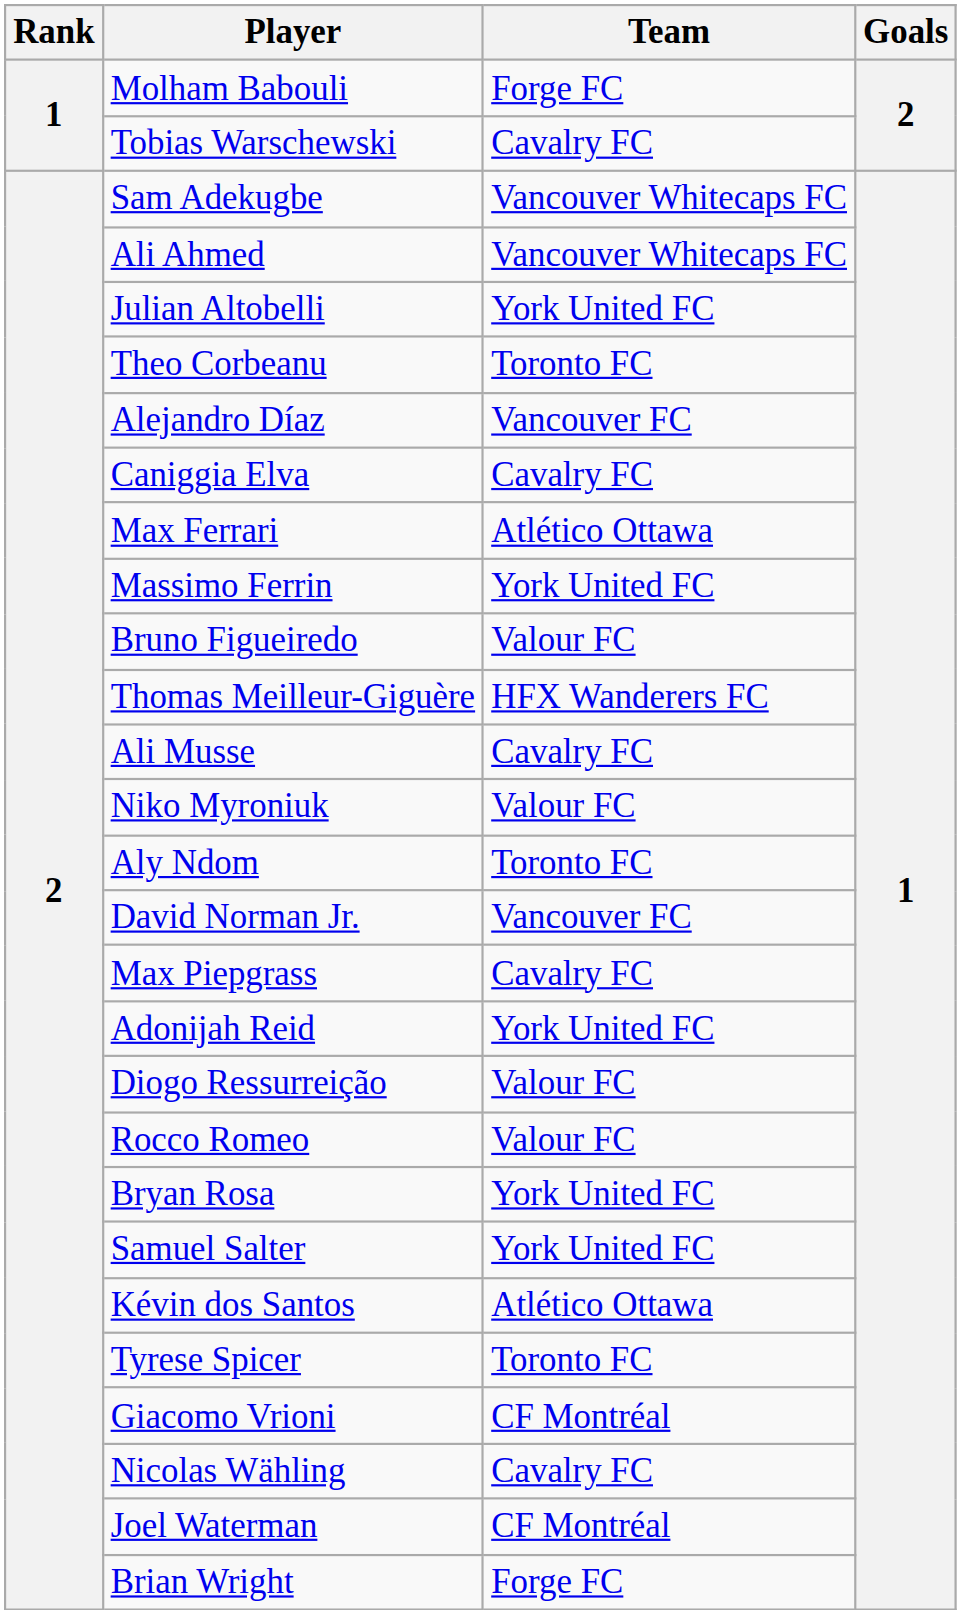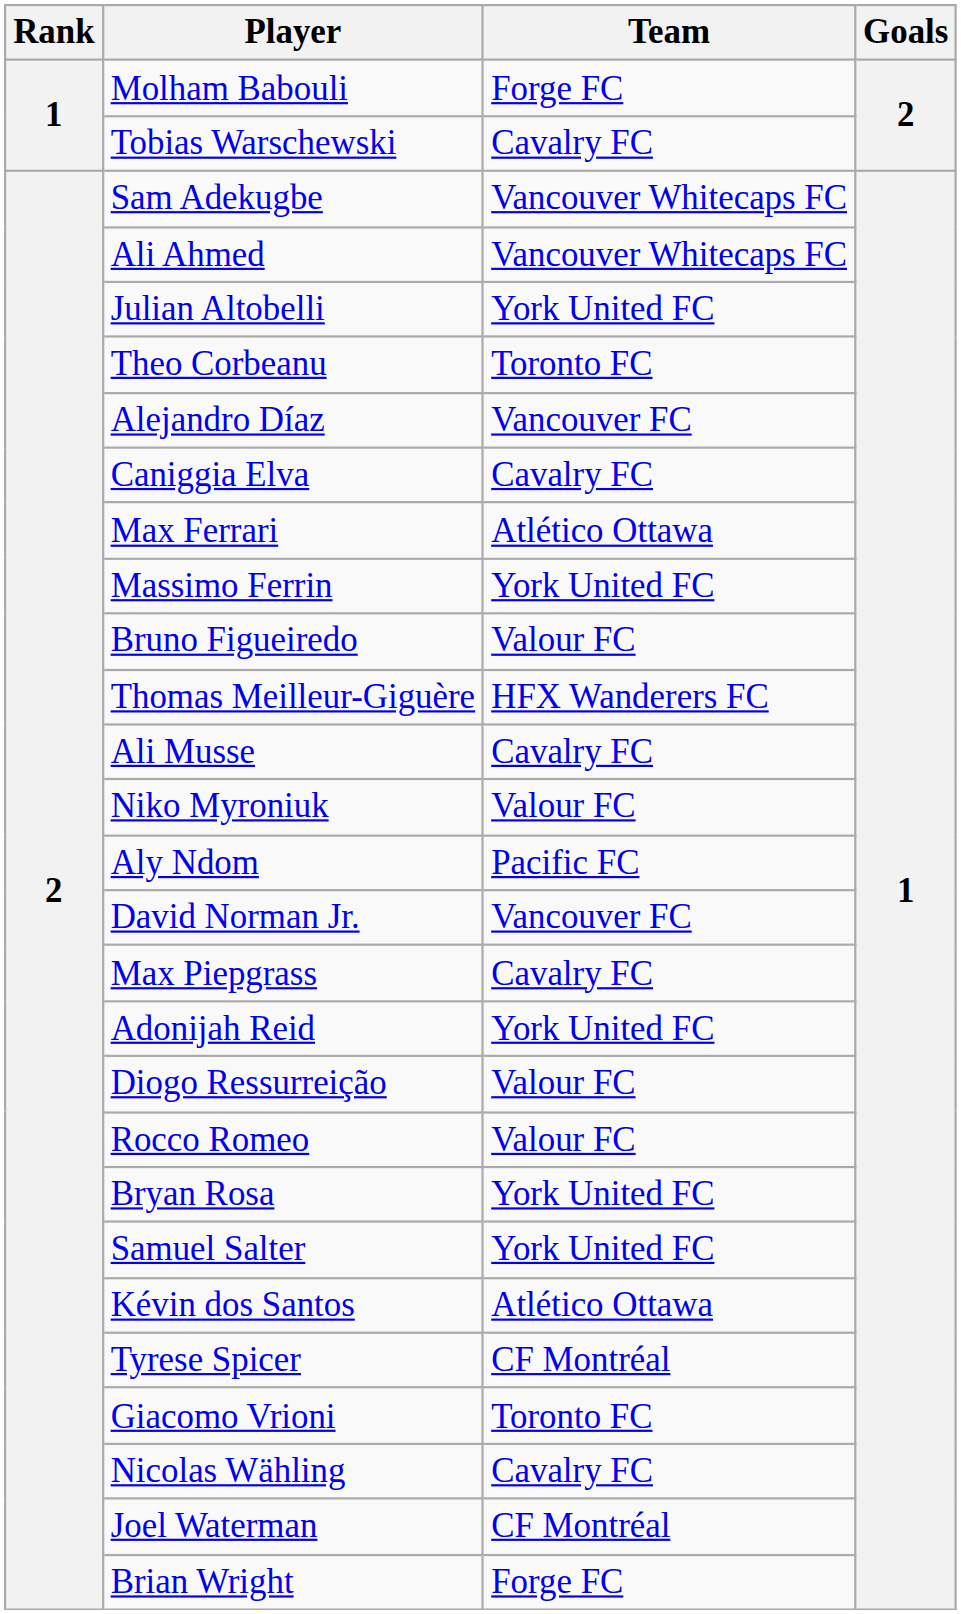(572, 861) Toronto FC -> (565, 861) Pacific FC
(572, 1359) Toronto FC -> (581, 1359) CF Montréal
(581, 1415) CF Montréal -> (572, 1415) Toronto FC
